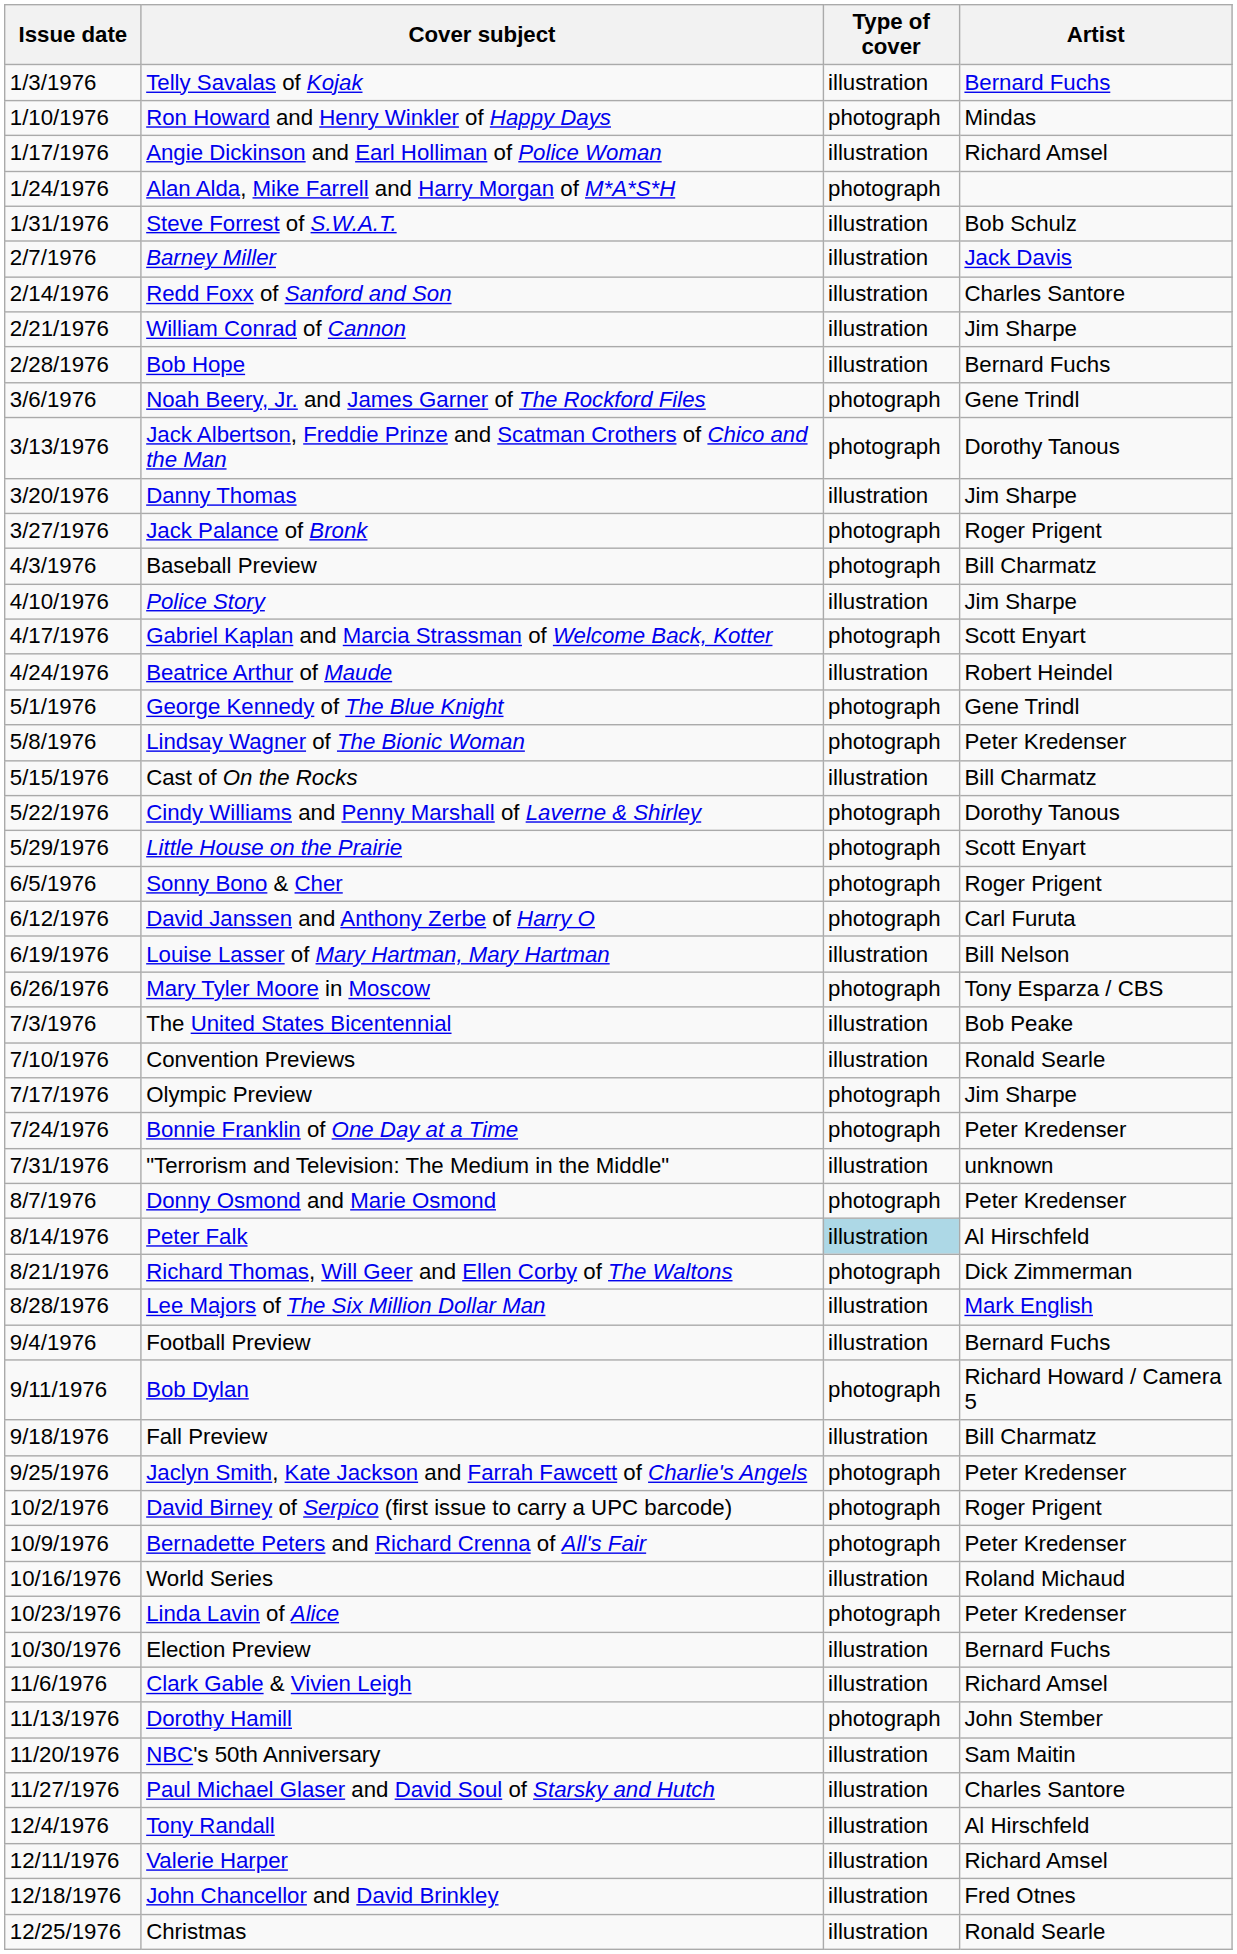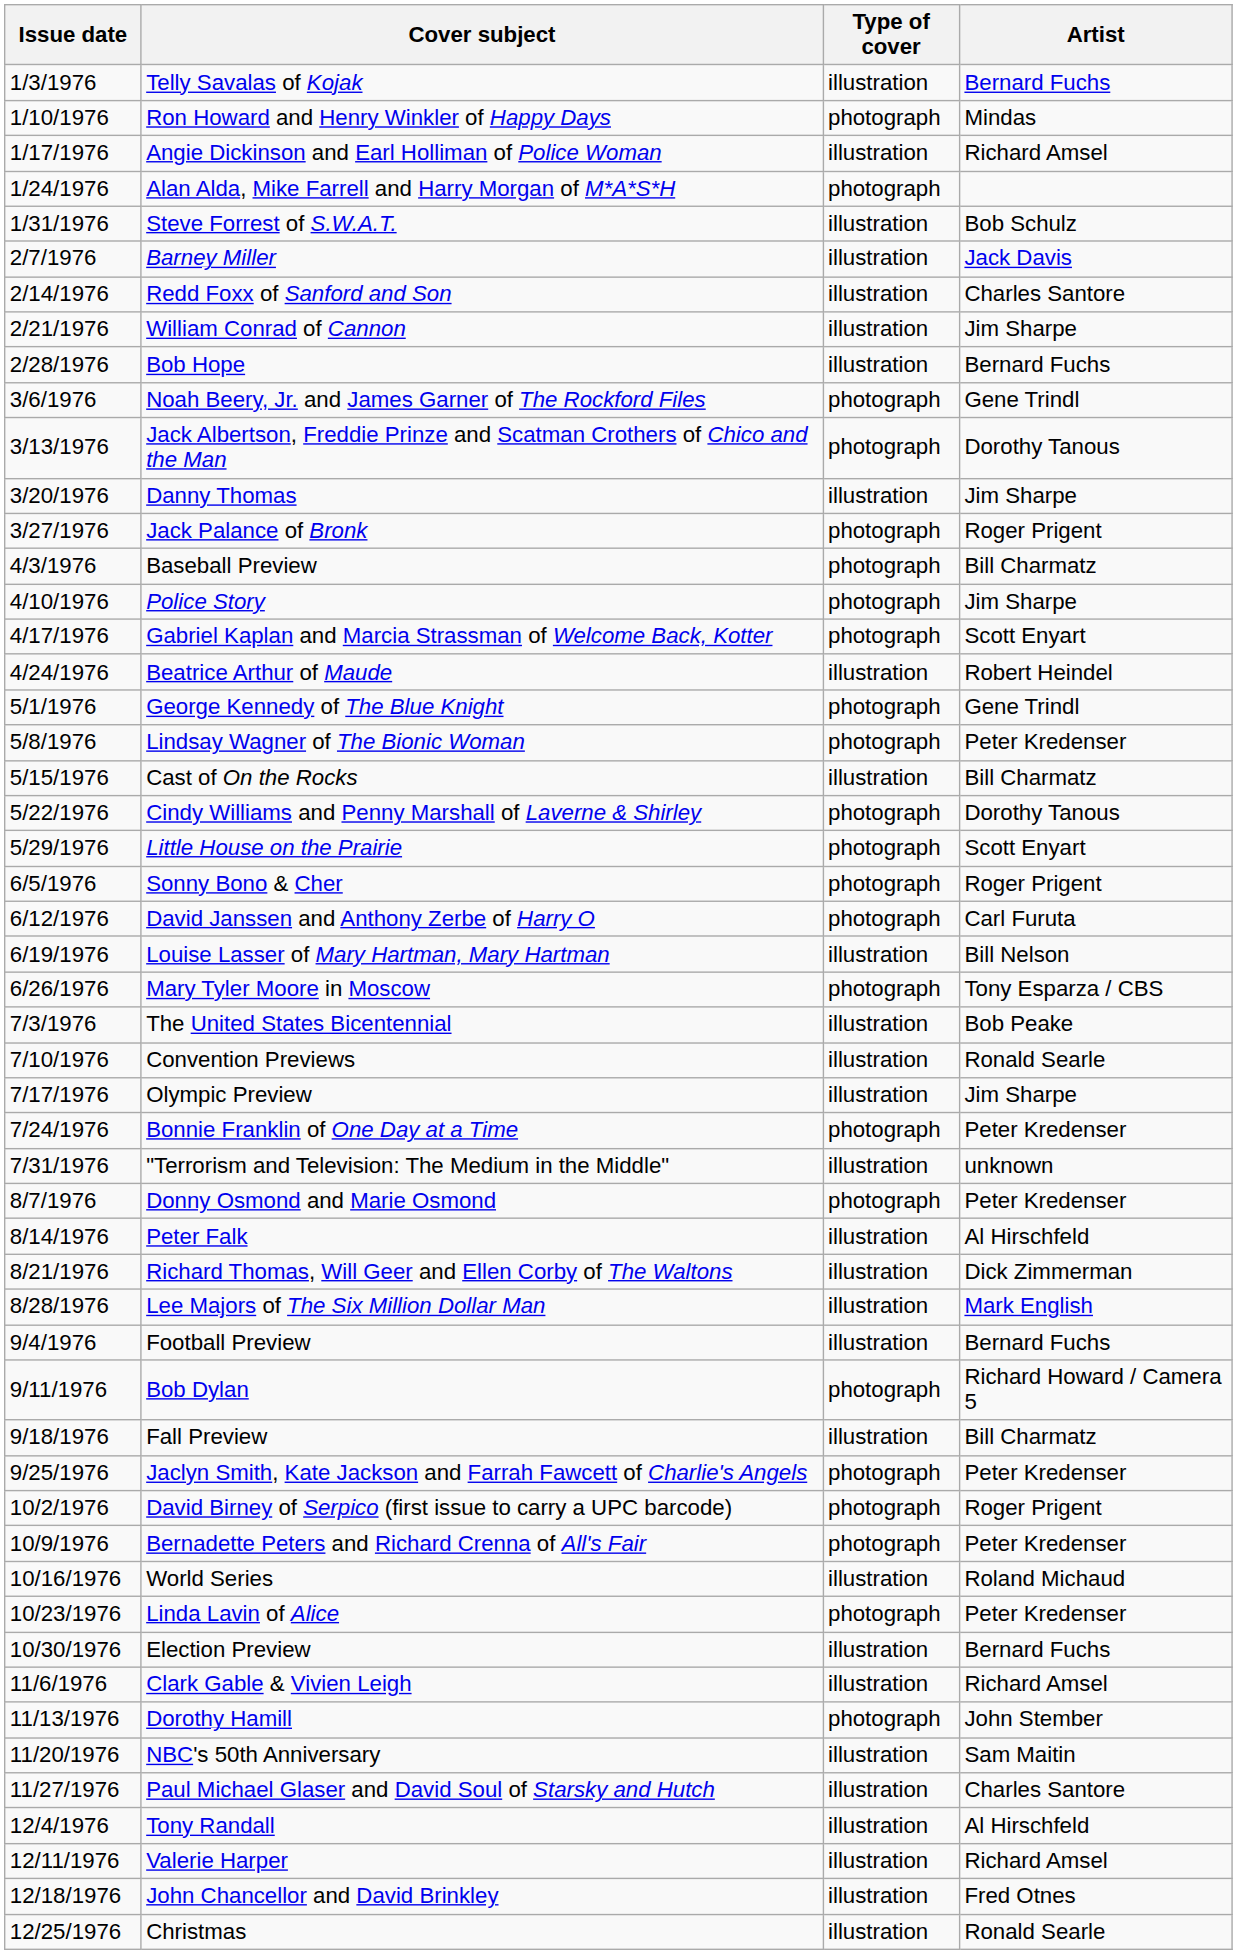(878, 601) illustration -> (884, 601) photograph
(884, 1095) photograph -> (878, 1095) illustration
(878, 1236) lightblue background -> (878, 1236) no background
(884, 1271) photograph -> (878, 1271) illustration
